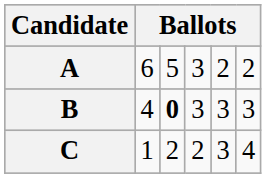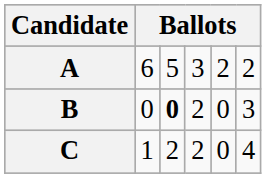(147, 109) 4 -> (147, 109) 0
(198, 109) 3 -> (198, 109) 2
(223, 109) 3 -> (223, 109) 0
(223, 151) 3 -> (223, 151) 0
